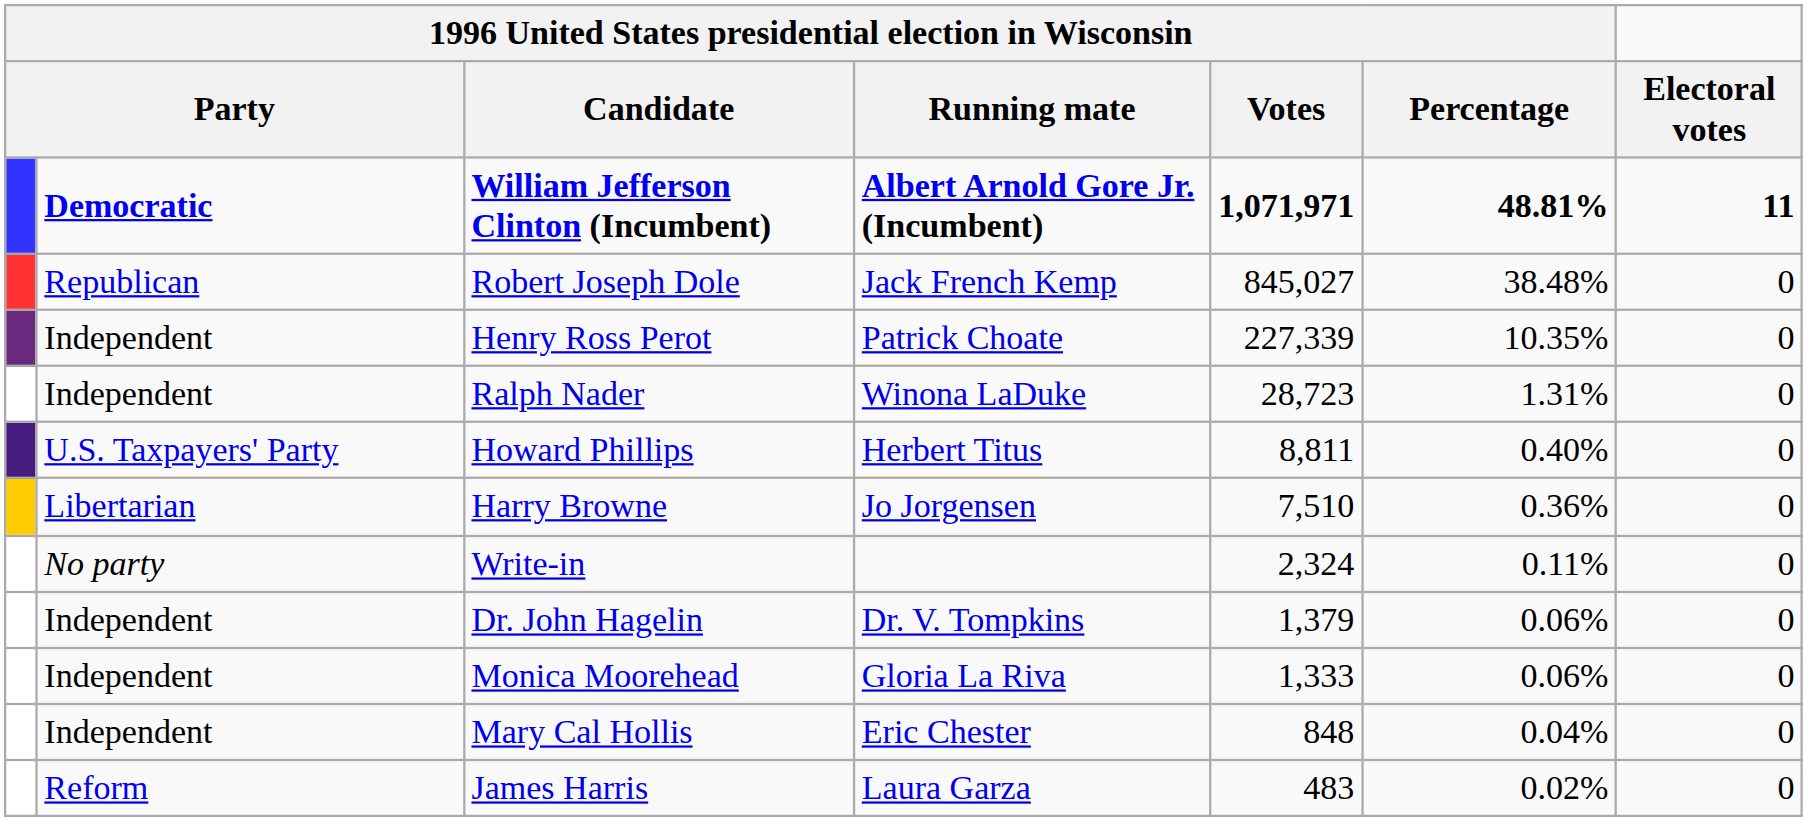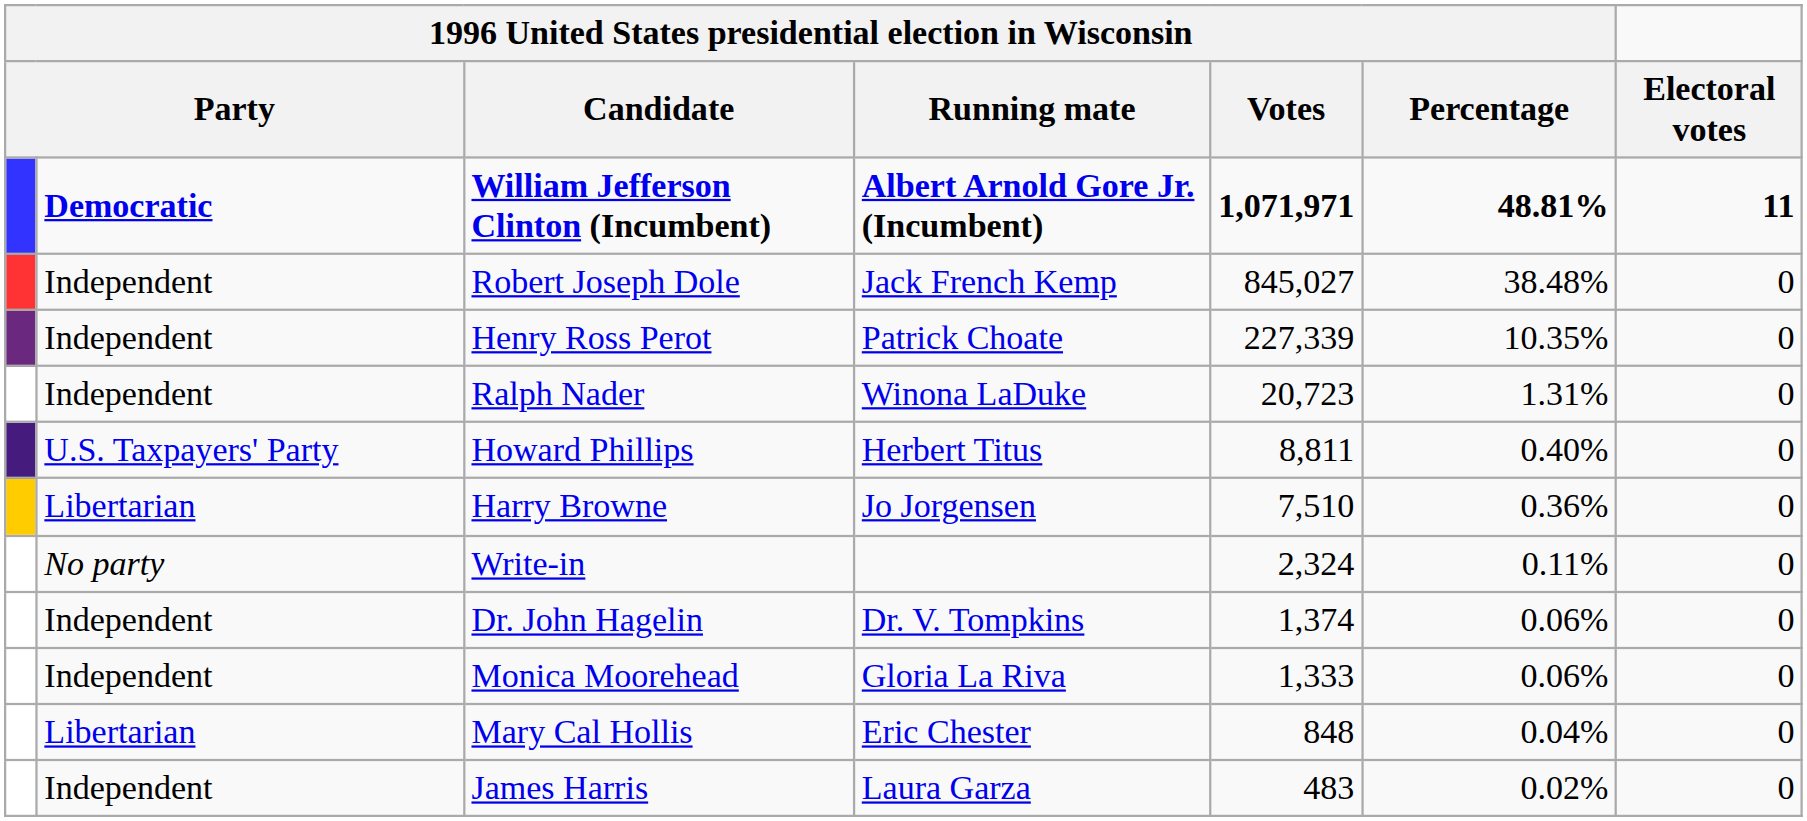(122, 281) Republican -> (128, 281) Independent
(1307, 394) 28,723 -> (1307, 394) 20,723
(1316, 618) 1,379 -> (1316, 618) 1,374
(128, 730) Independent -> (120, 730) Libertarian
(96, 787) Reform -> (128, 787) Independent
